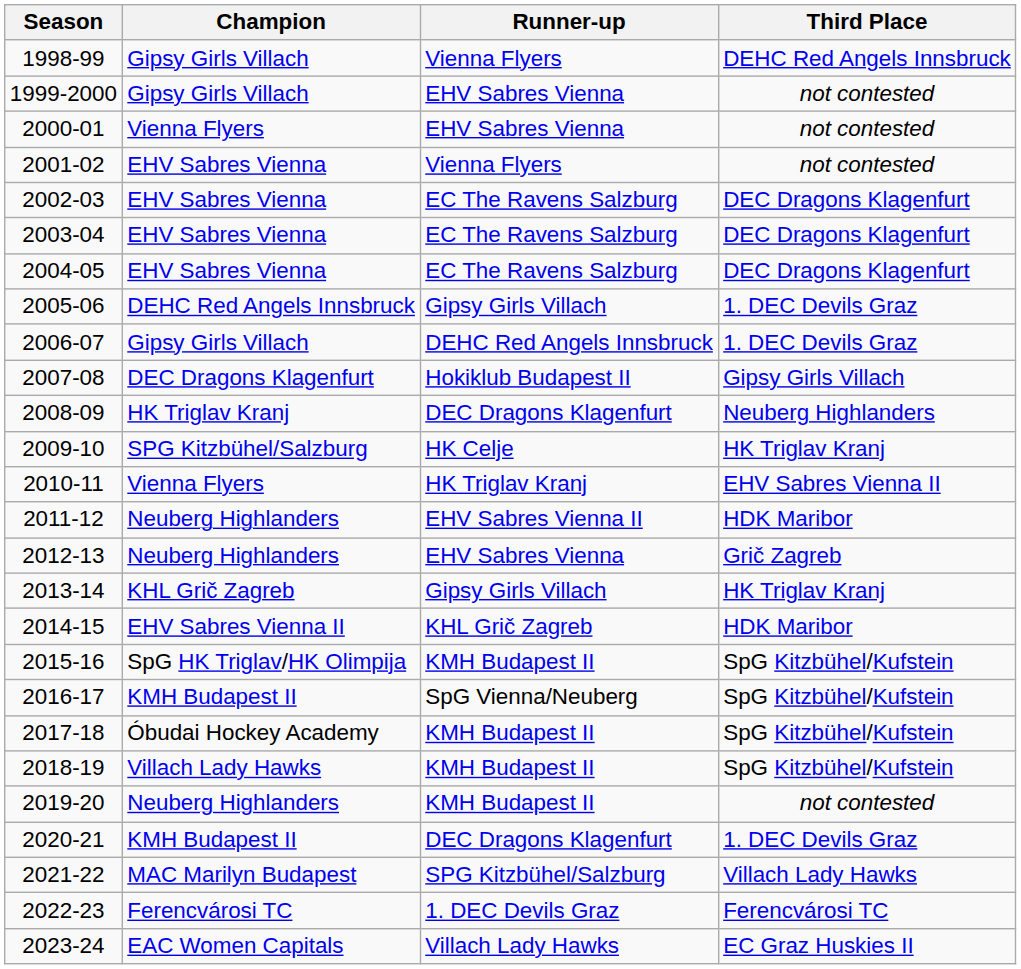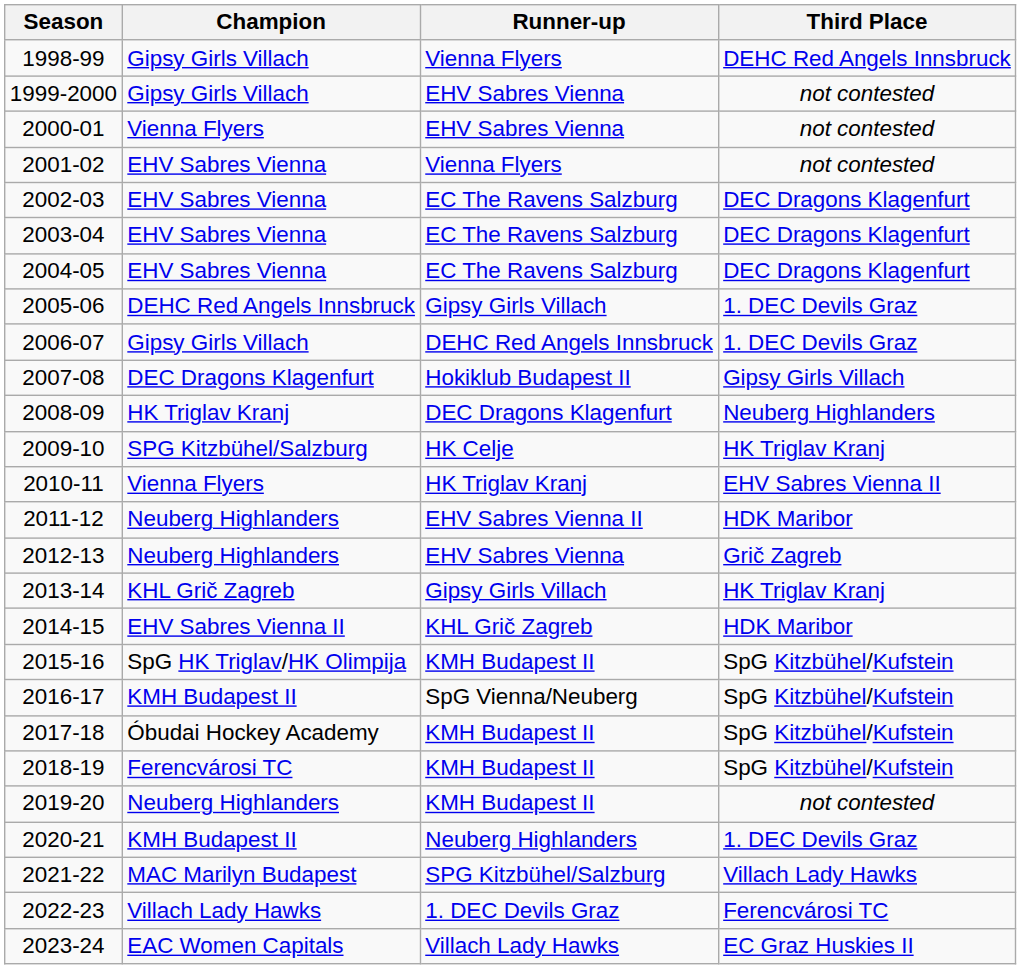(224, 768) Villach Lady Hawks -> (210, 768) Ferencvárosi TC
(549, 839) DEC Dragons Klagenfurt -> (531, 839) Neuberg Highlanders
(210, 910) Ferencvárosi TC -> (224, 910) Villach Lady Hawks
